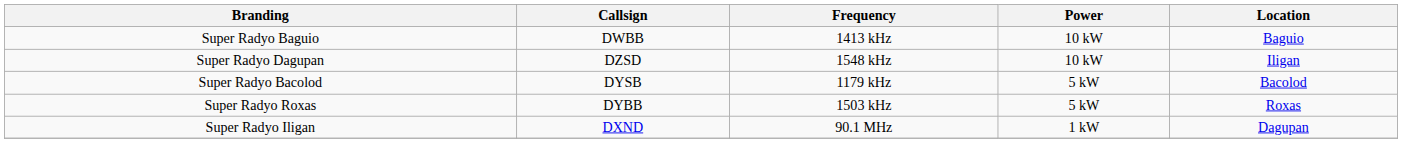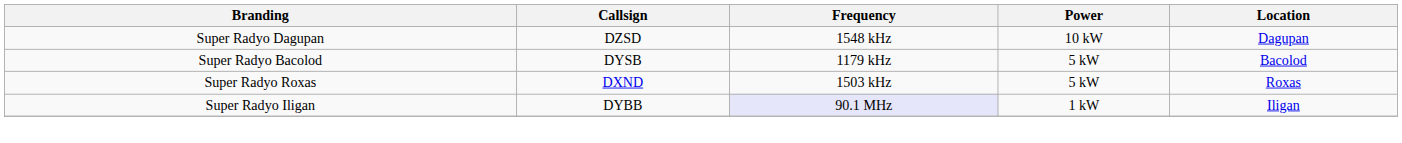- row: (260, 37)
(1283, 60) Iligan -> (1283, 37) Dagupan
(623, 104) DYBB -> (623, 82) DXND
(623, 127) DXND -> (623, 104) DYBB
(864, 127) no background -> (864, 104) lavender background
(1283, 127) Dagupan -> (1283, 104) Iligan
